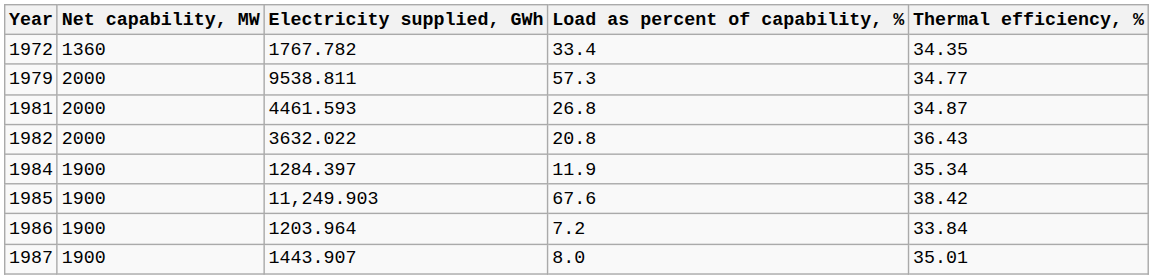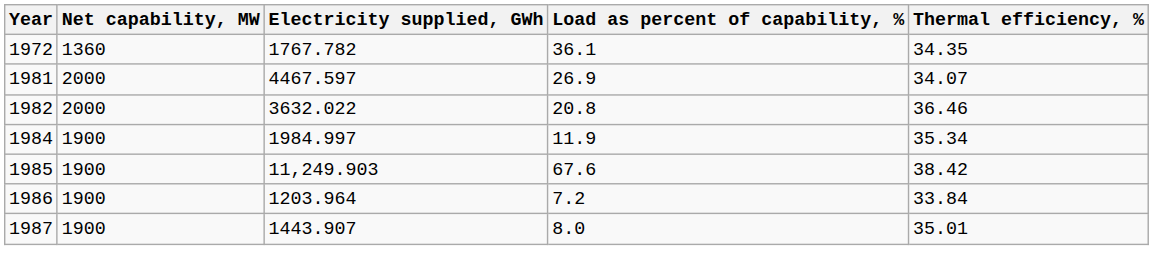(574, 50) 33.4 -> (574, 50) 36.1
- row: (31, 79)
(313, 109) 4461.593 -> (313, 79) 4467.597
(574, 109) 26.8 -> (574, 79) 26.9
(941, 109) 34.87 -> (941, 79) 34.07
(941, 139) 36.43 -> (941, 109) 36.46
(313, 169) 1284.397 -> (313, 139) 1984.997
